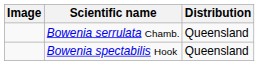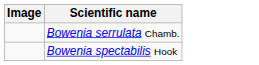- column: (218, 13)
